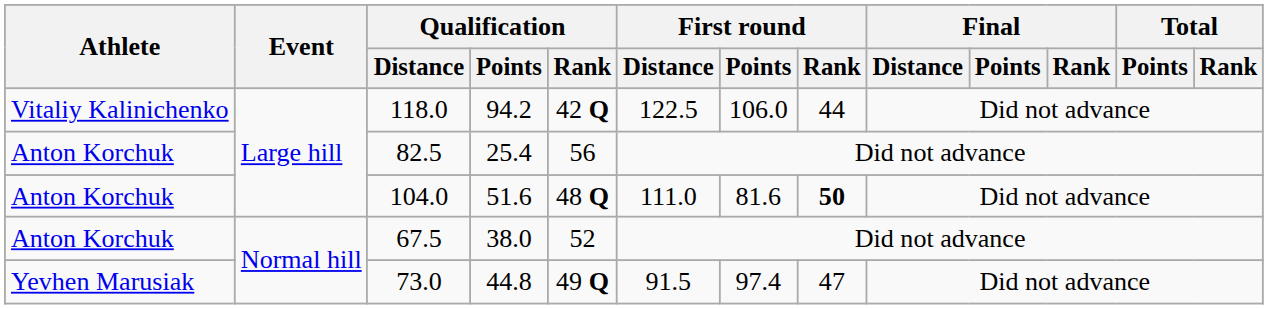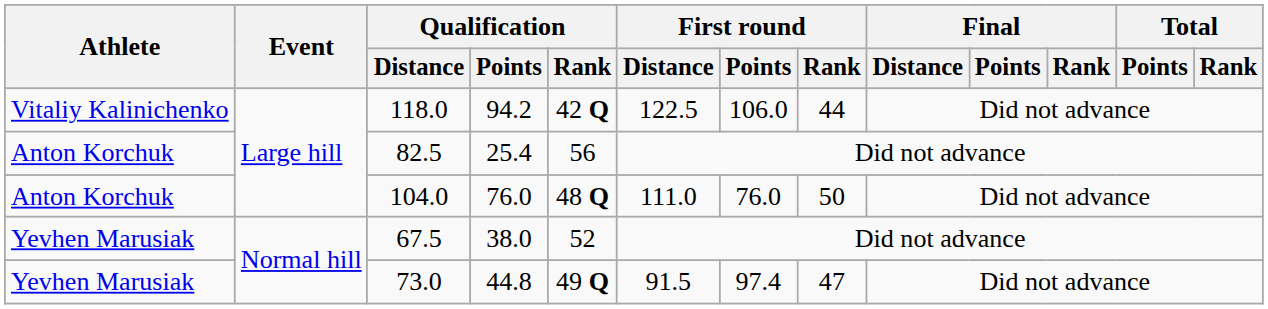(509, 196) 51.6 -> (509, 196) 76.0
(758, 196) 81.6 -> (758, 196) 76.0
(832, 196) bold -> (832, 196) normal
(92, 239) Anton Korchuk -> (103, 239) Yevhen Marusiak
